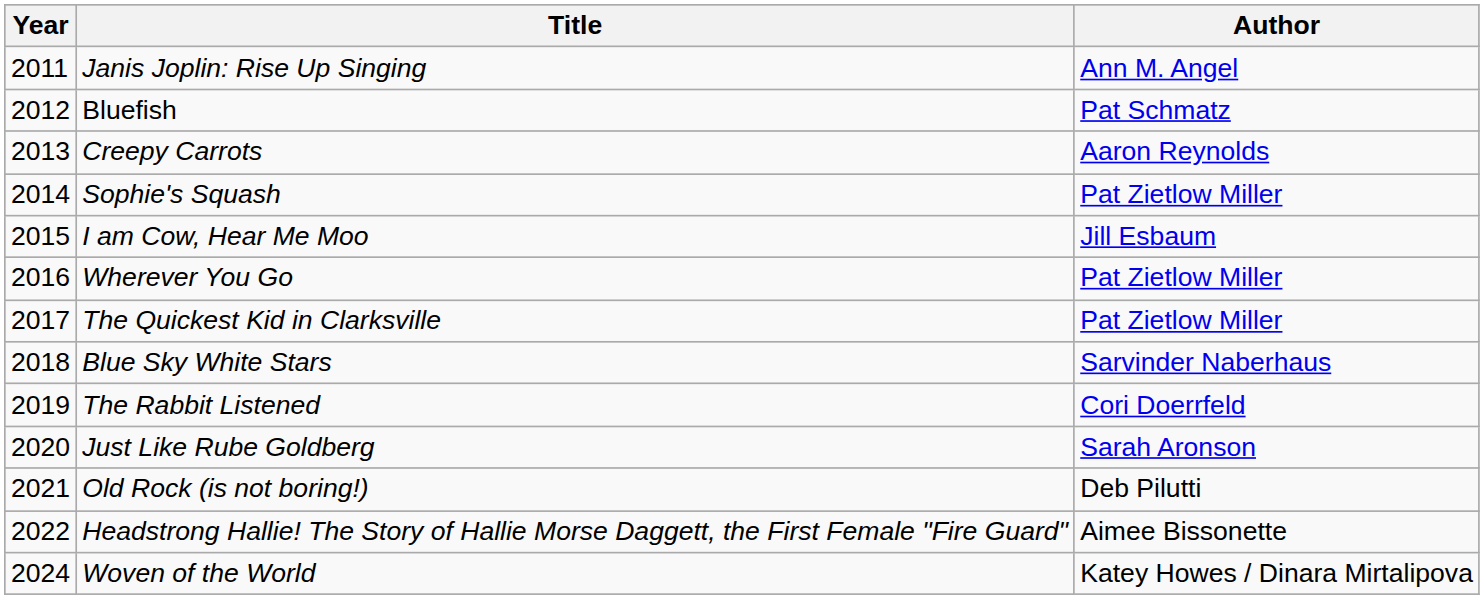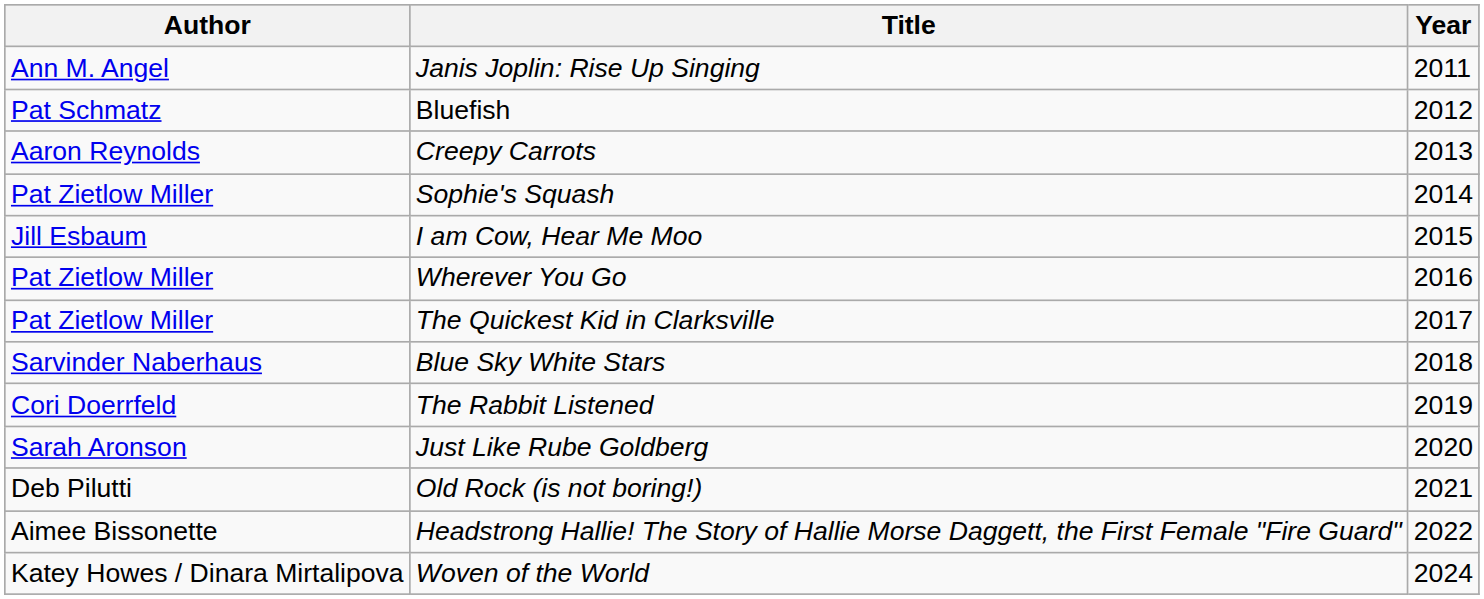columns swapped: (40, 25) <-> (1277, 25)
